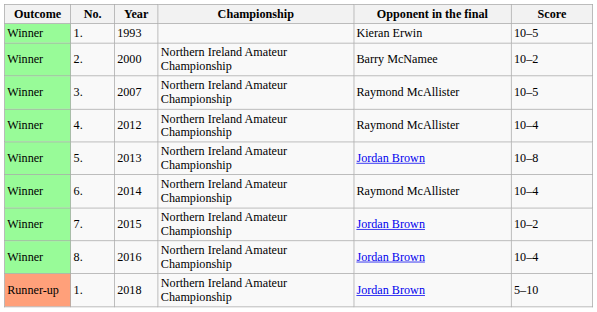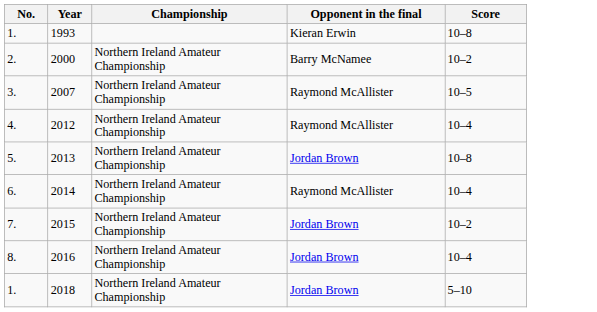- column: (38, 14)
(526, 33) 10–5 -> (460, 33) 10–8
